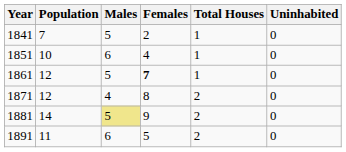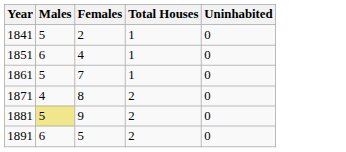- column: (69, 14)
(146, 75) bold -> (81, 75) normal
